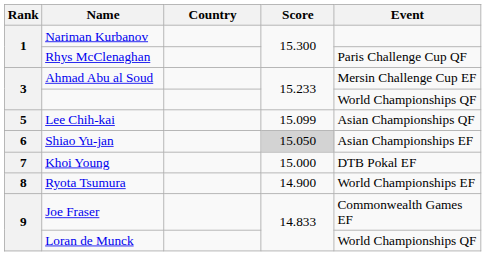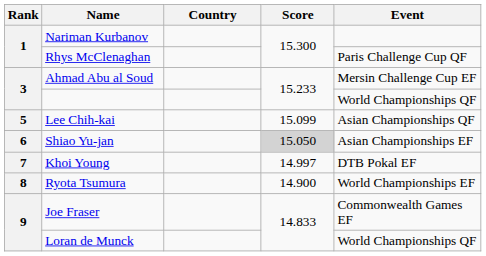(298, 162) 15.000 -> (298, 162) 14.997
